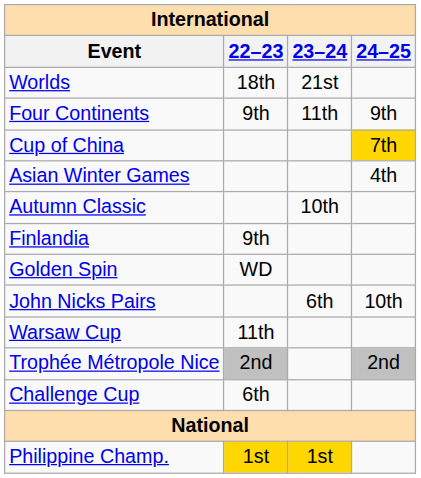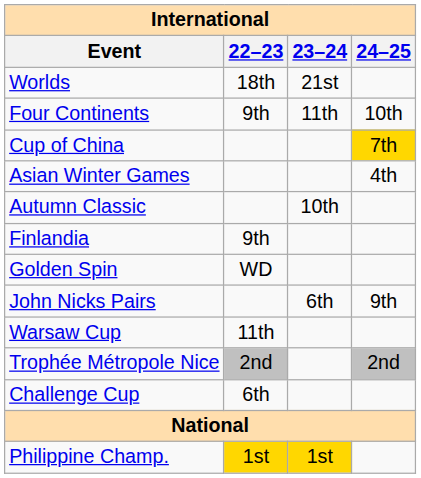(384, 113) 9th -> (384, 113) 10th
(384, 301) 10th -> (384, 301) 9th
